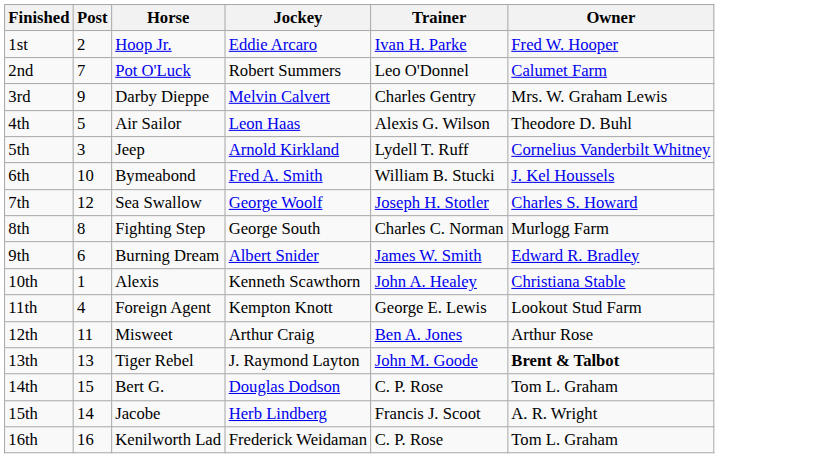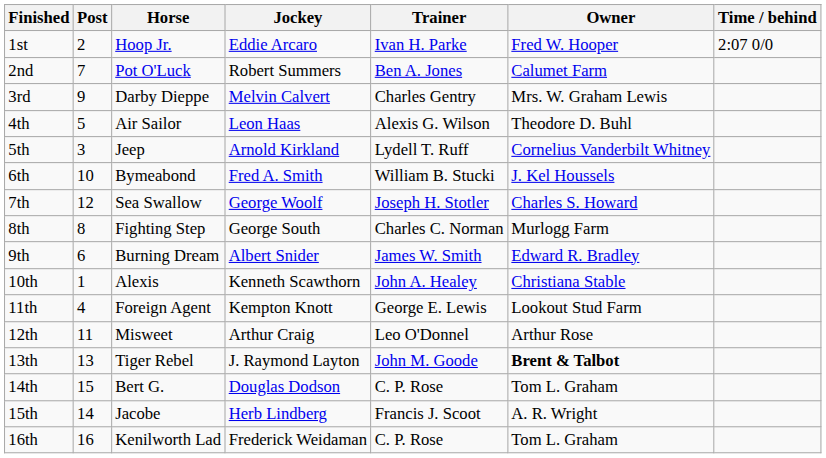+ column: (767, 17)
(422, 70) Leo O'Donnel -> (418, 70) Ben A. Jones
(418, 334) Ben A. Jones -> (422, 334) Leo O'Donnel
